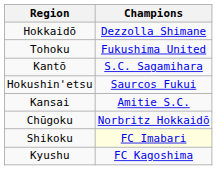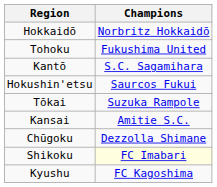(154, 31) Dezzolla Shimane -> (154, 31) Norbritz Hokkaidō
+ row: (50, 102)
(154, 120) Norbritz Hokkaidō -> (154, 138) Dezzolla Shimane
